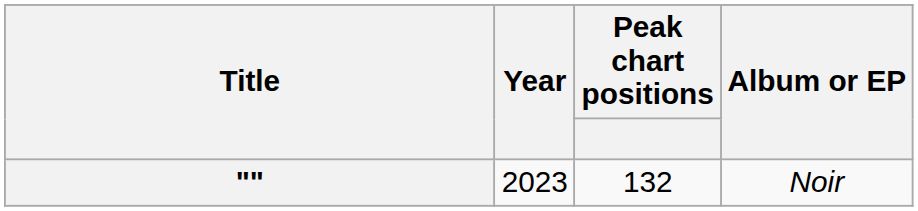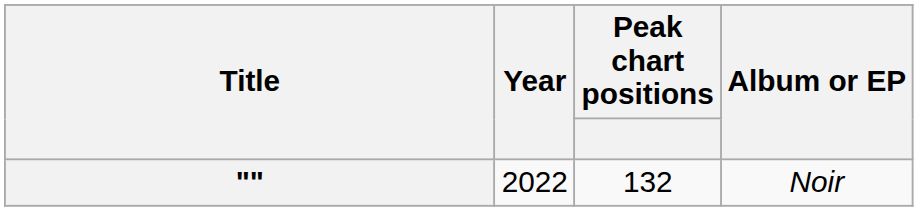(535, 182) 2023 -> (535, 182) 2022
